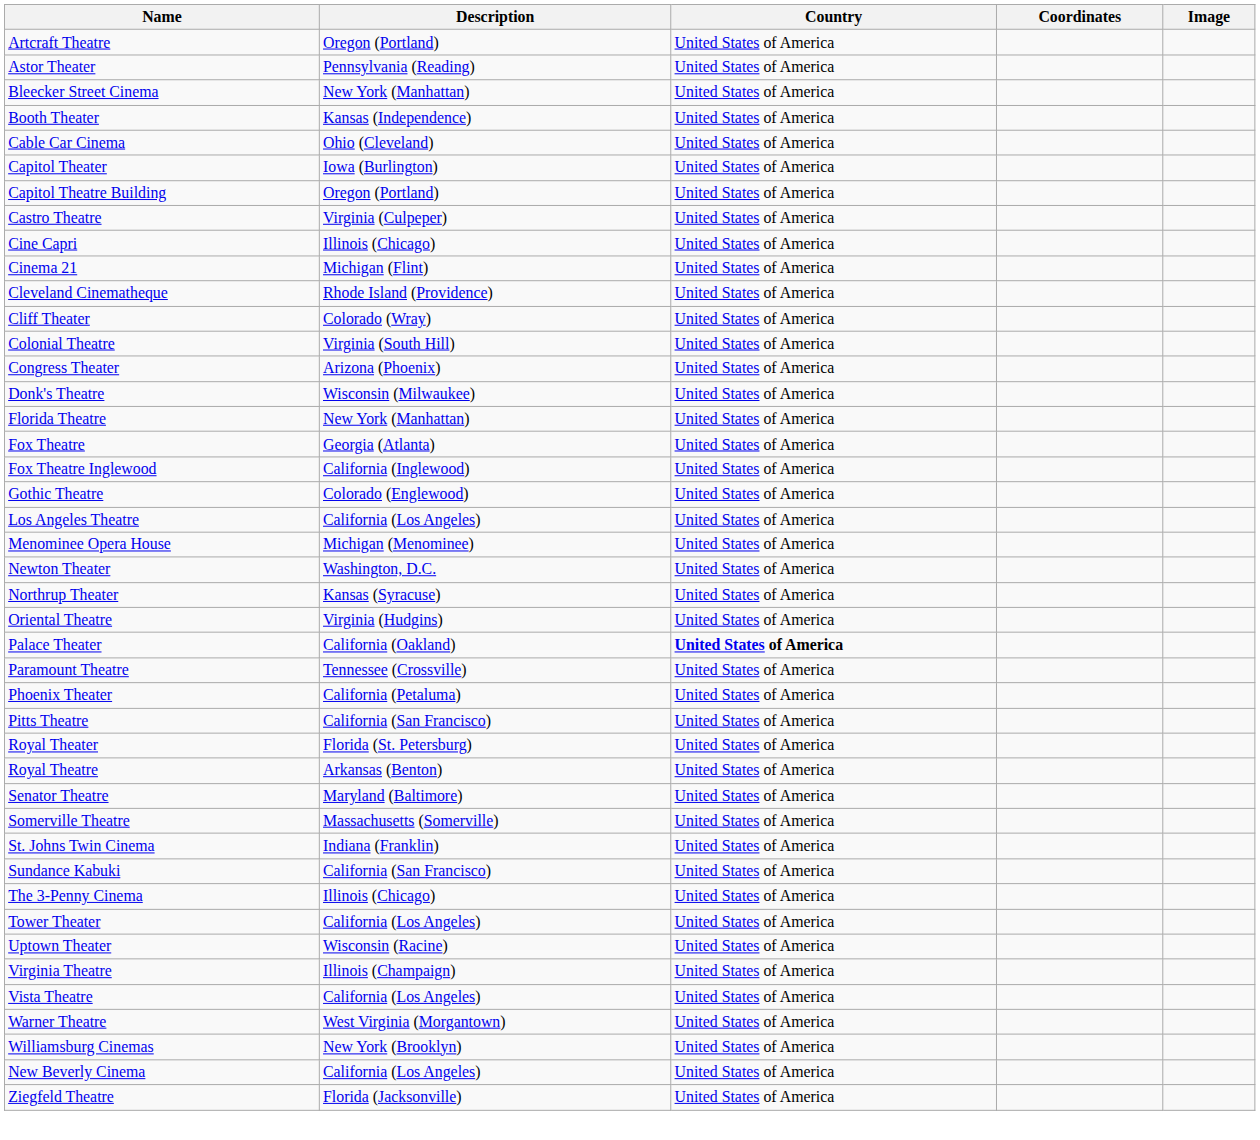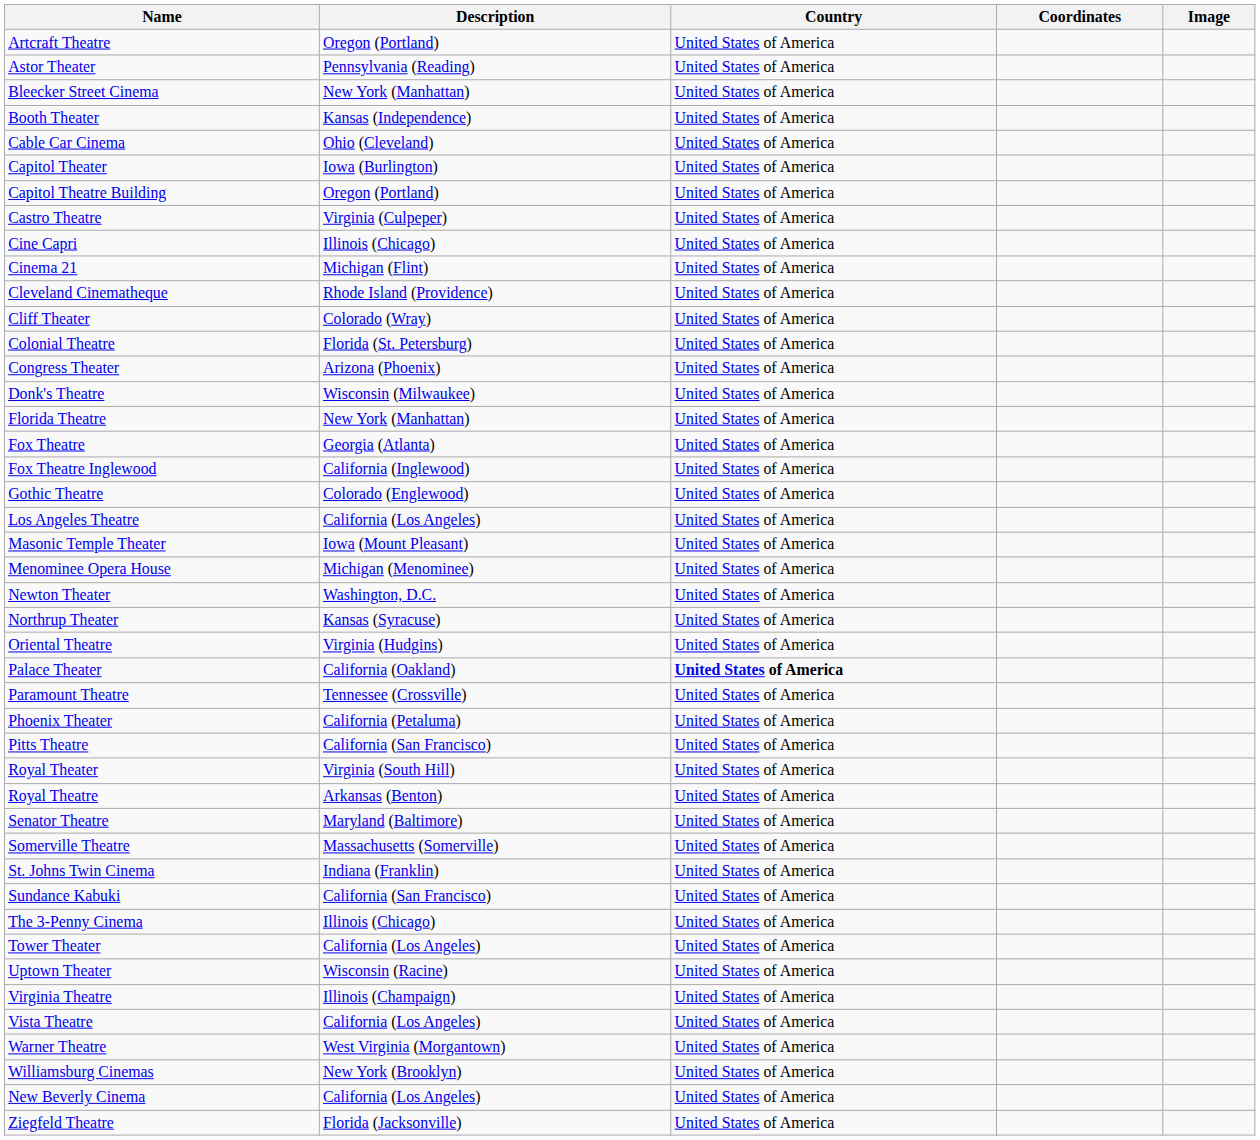(389, 343) Virginia (South Hill) -> (397, 343) Florida (St. Petersburg)
+ row: (87, 544)
(397, 745) Florida (St. Petersburg) -> (389, 770) Virginia (South Hill)
